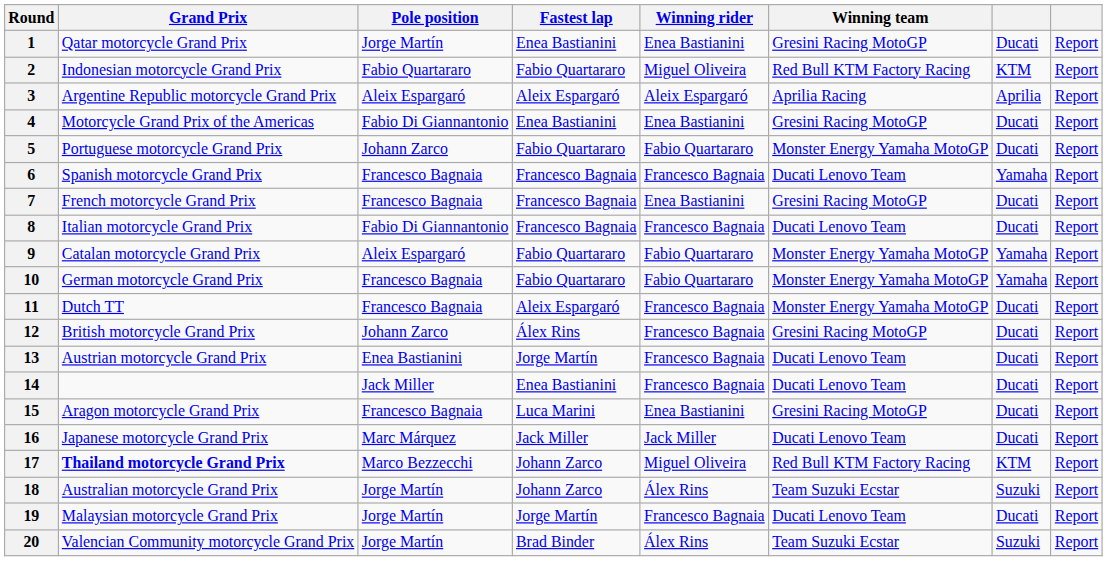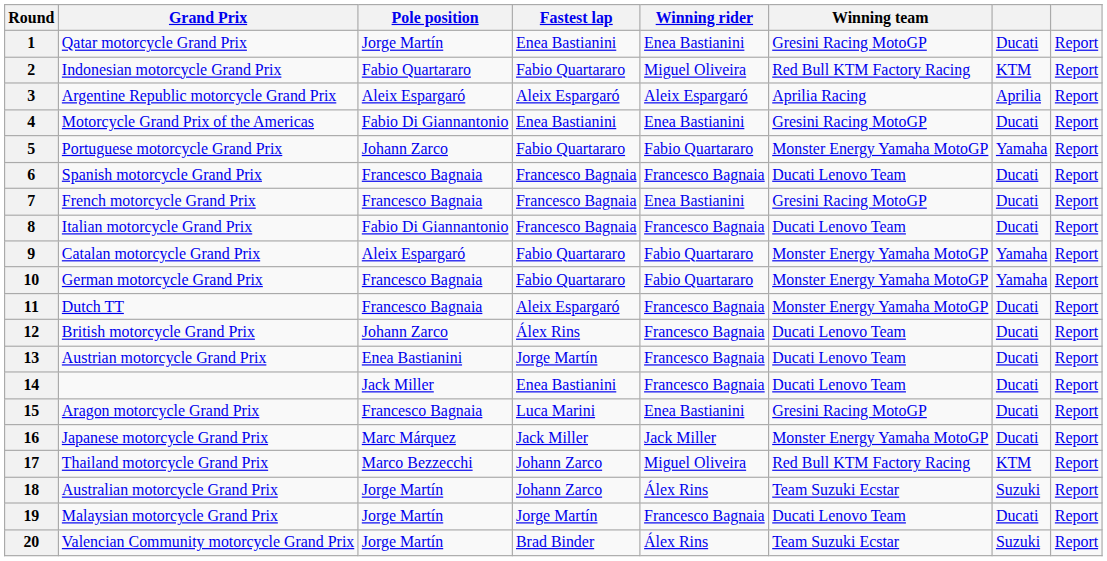(1017, 148) Ducati -> (1022, 148) Yamaha
(1022, 174) Yamaha -> (1017, 174) Ducati
(850, 332) Gresini Racing MotoGP -> (839, 332) Ducati Lenovo Team
(839, 437) Ducati Lenovo Team -> (880, 437) Monster Energy Yamaha MotoGP
(173, 463) bold -> (165, 463) normal
